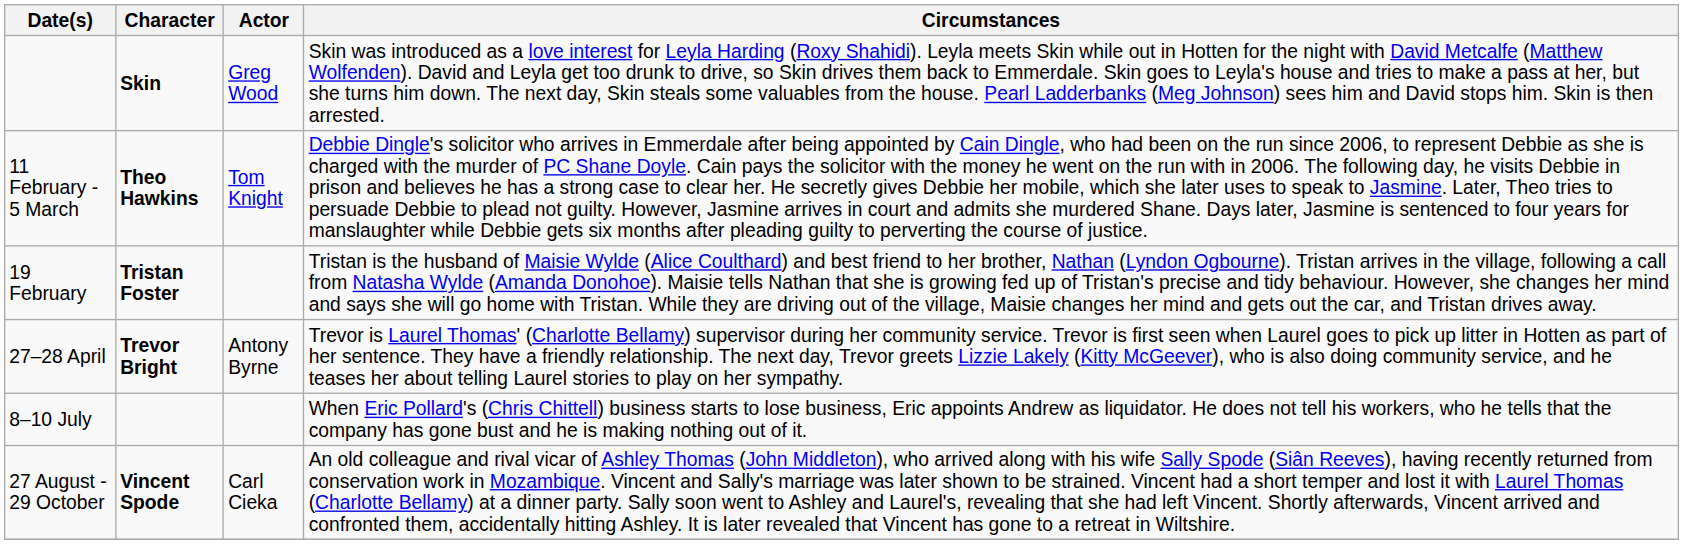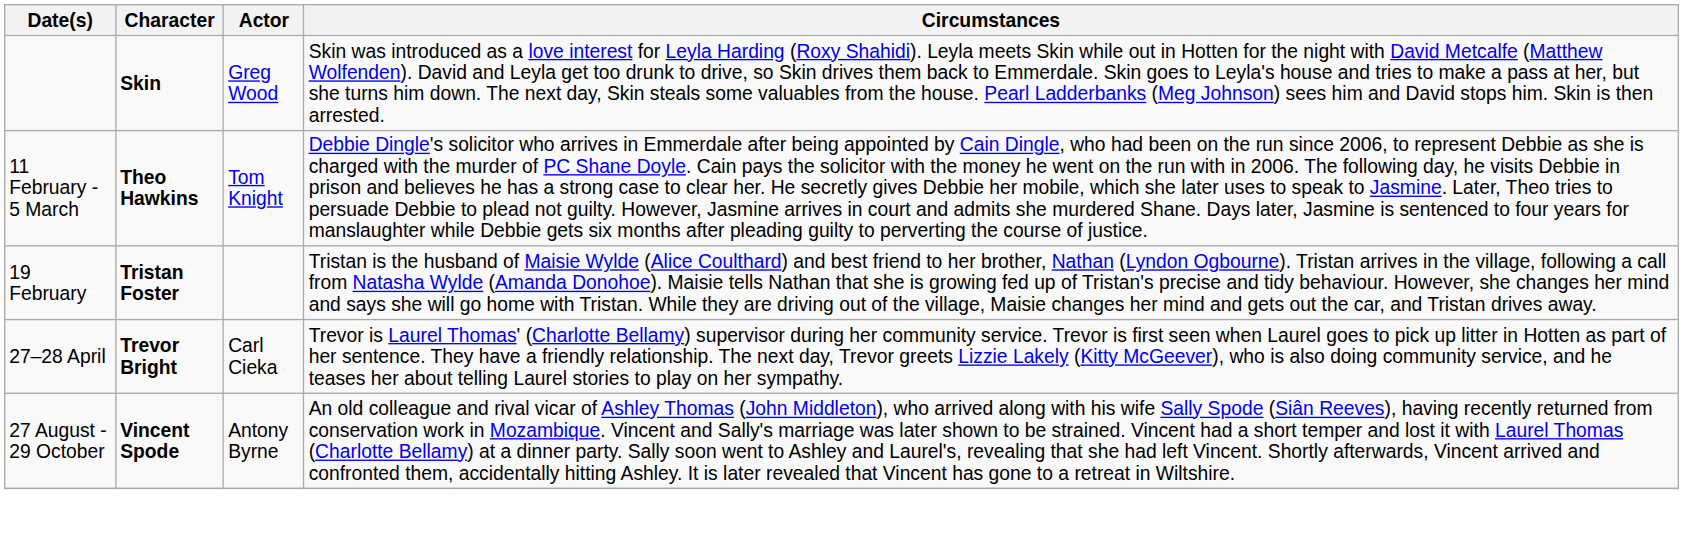(258, 357) Antony Byrne -> (253, 357) Carl Cieka
- row: (50, 419)
(253, 493) Carl Cieka -> (258, 441) Antony Byrne
